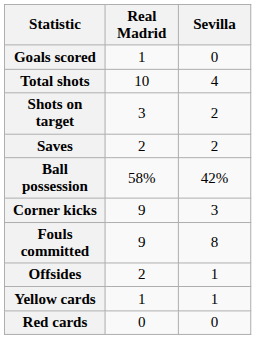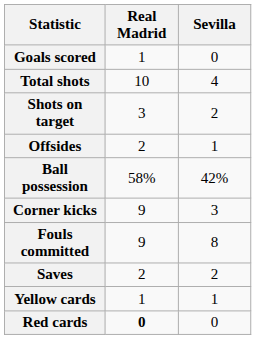rows swapped: (55, 145) <-> (55, 274)
(142, 322) normal -> (142, 322) bold
